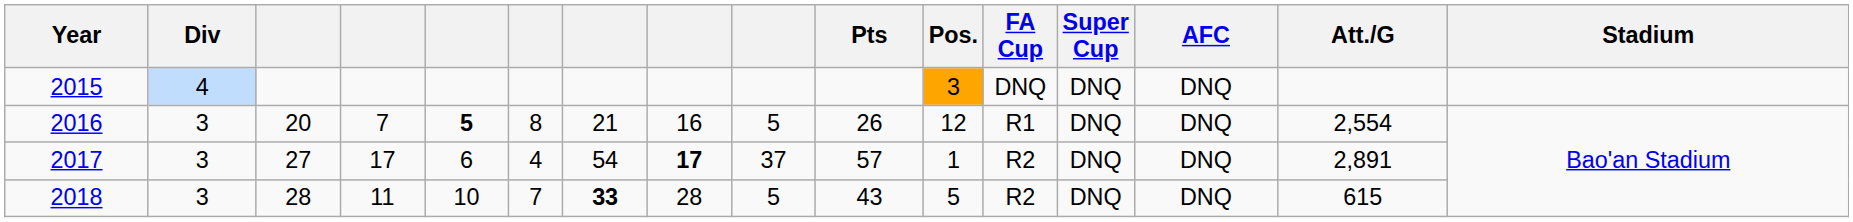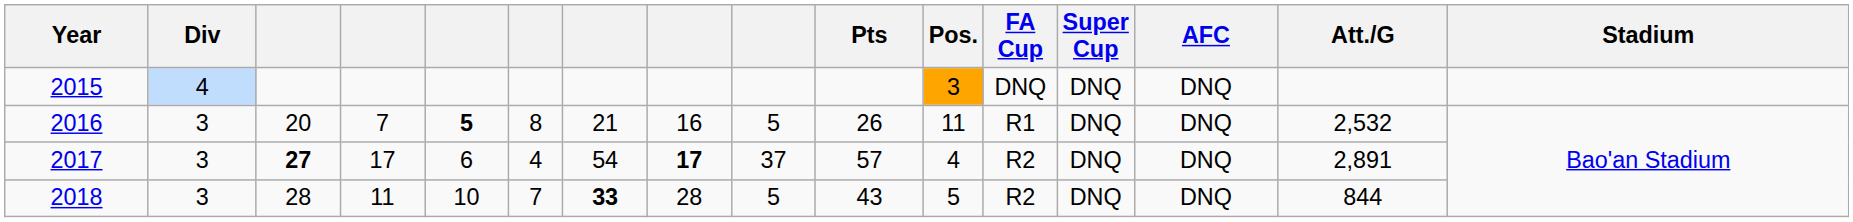(953, 123) 12 -> (953, 123) 11
(1363, 123) 2,554 -> (1363, 123) 2,532
(298, 160) normal -> (298, 160) bold
(953, 160) 1 -> (953, 160) 4
(1363, 197) 615 -> (1363, 197) 844
